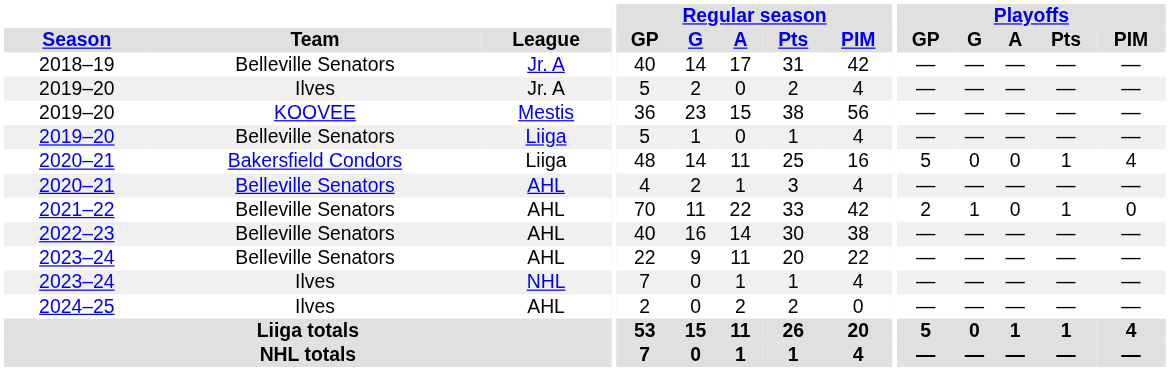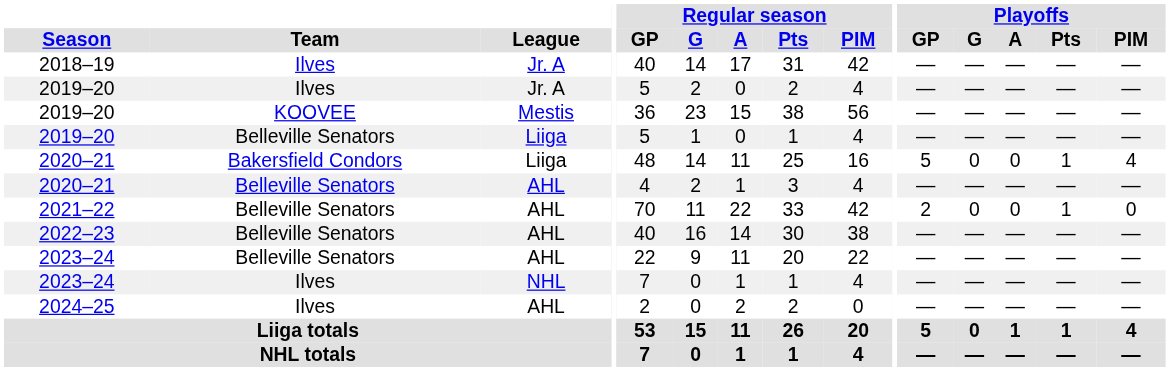(315, 64) Belleville Senators -> (315, 64) Ilves
(974, 209) 1 -> (974, 209) 0
